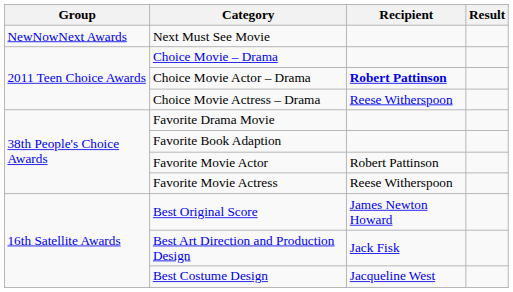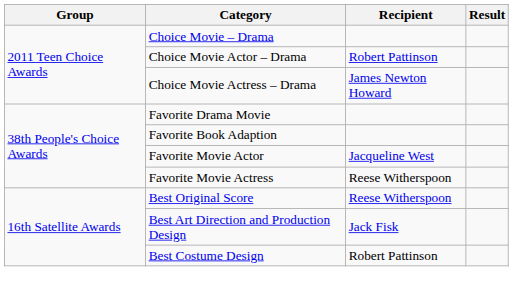- row: (211, 36)
(398, 78) bold -> (393, 57) normal
(401, 99) Reese Witherspoon -> (388, 85) James Newton Howard
(394, 162) Robert Pattinson -> (391, 156) Jacqueline West
(389, 212) James Newton Howard -> (400, 198) Reese Witherspoon
(392, 276) Jacqueline West -> (393, 255) Robert Pattinson
